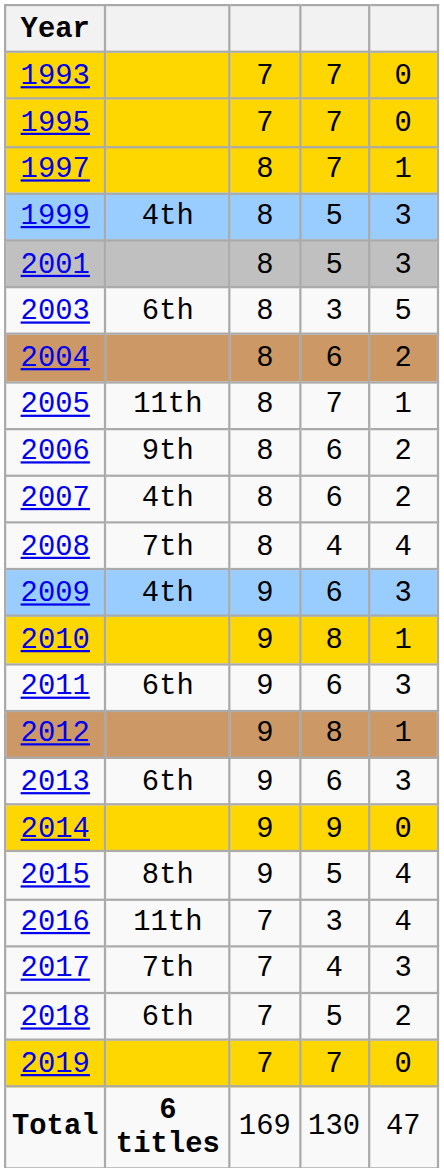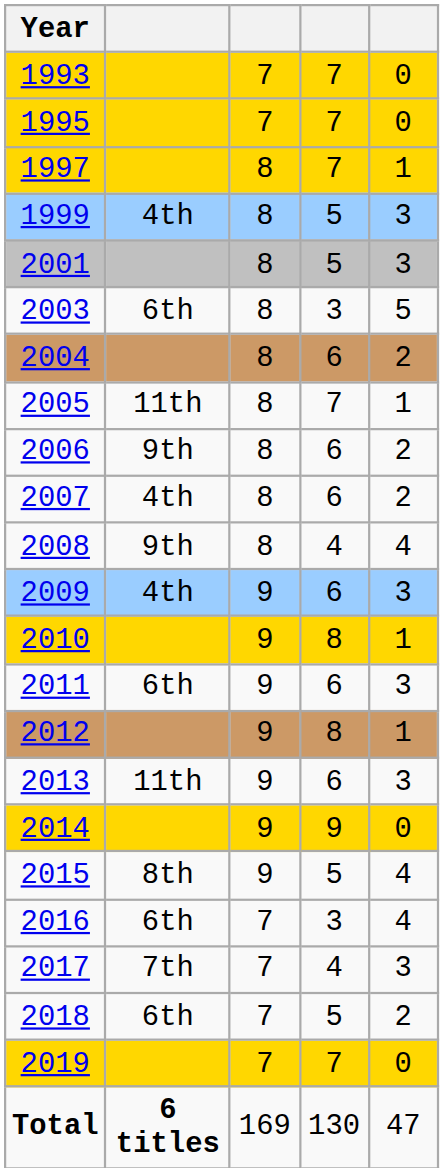(168, 546) 7th -> (168, 546) 9th
(168, 781) 6th -> (168, 781) 11th
(168, 922) 11th -> (168, 922) 6th
